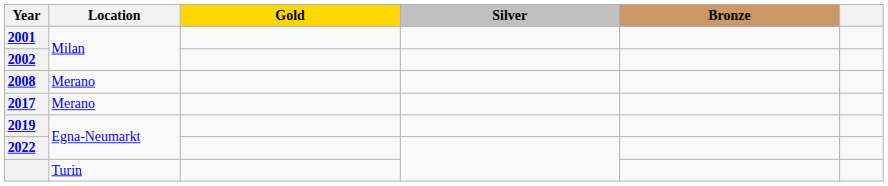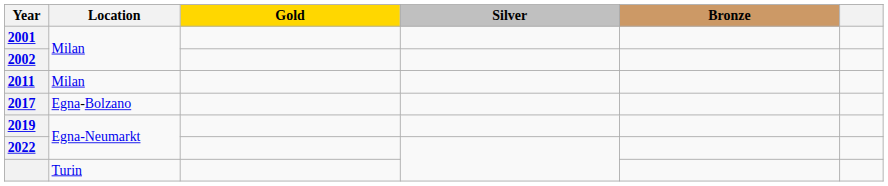- row: (22, 81)
+ row: (21, 81)
(73, 103) Merano -> (91, 103) Egna-Bolzano
